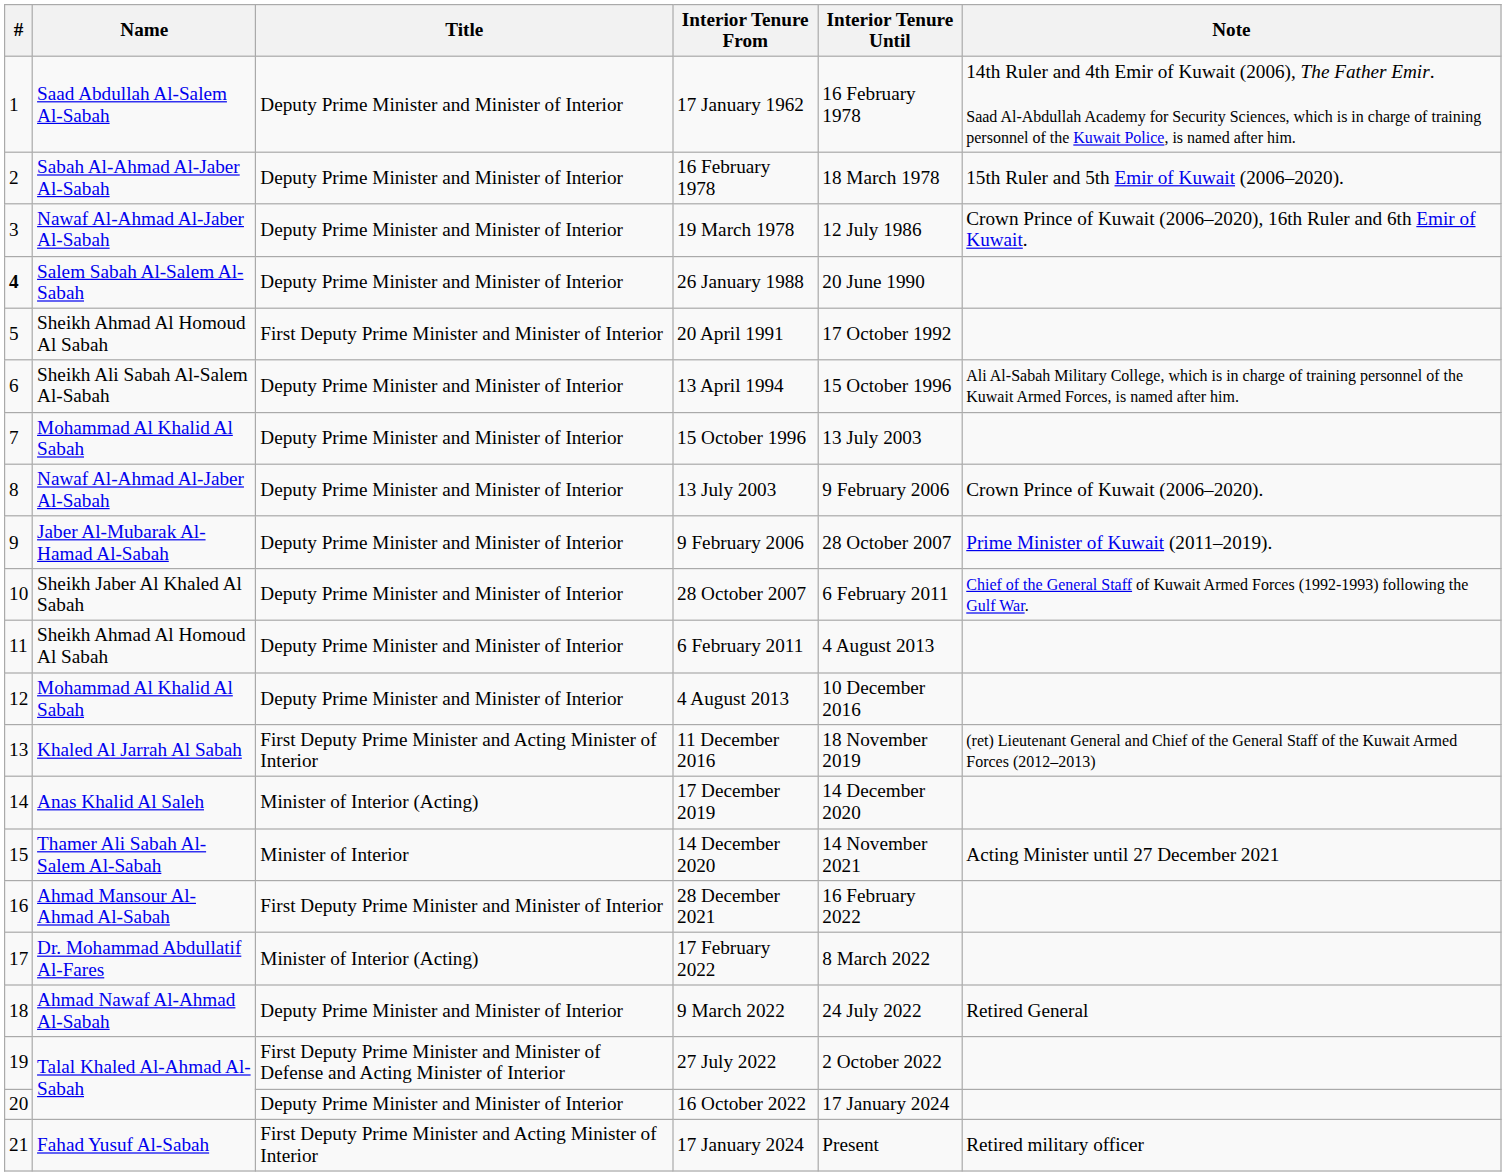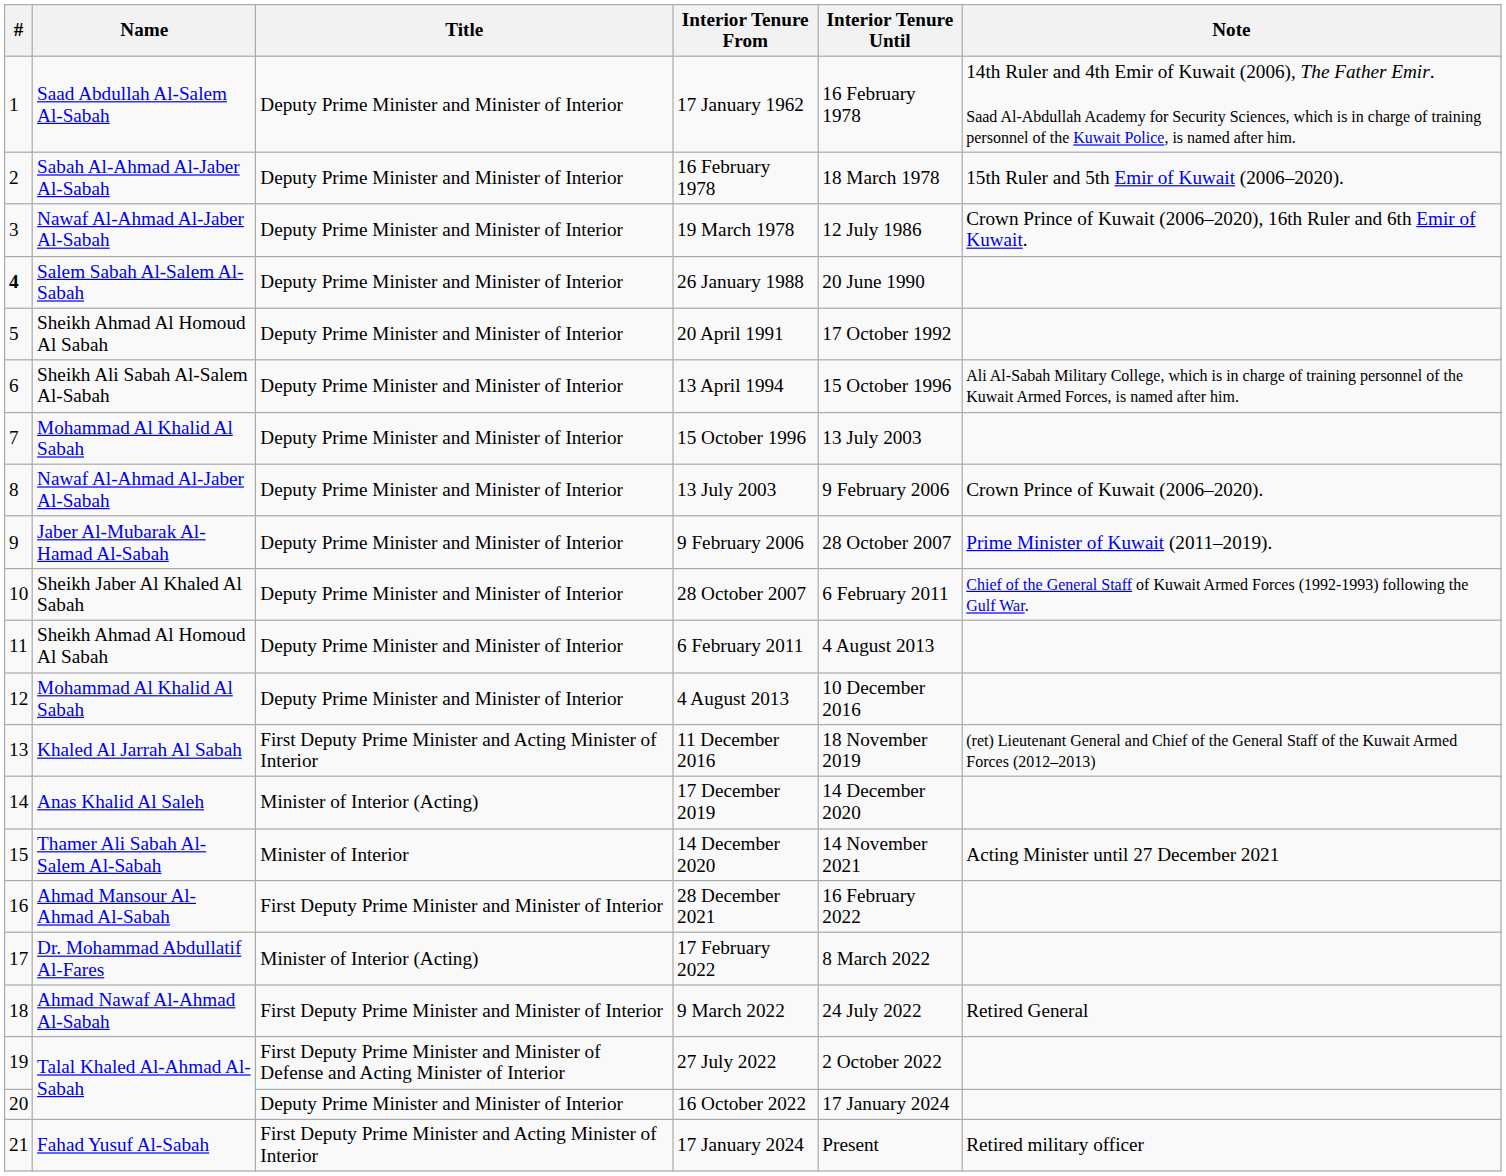(462, 333) First Deputy Prime Minister and Minister of Interior -> (442, 333) Deputy Prime Minister and Minister of Interior
(442, 1010) Deputy Prime Minister and Minister of Interior -> (462, 1010) First Deputy Prime Minister and Minister of Interior
